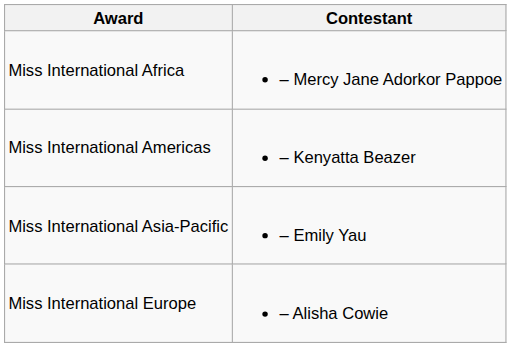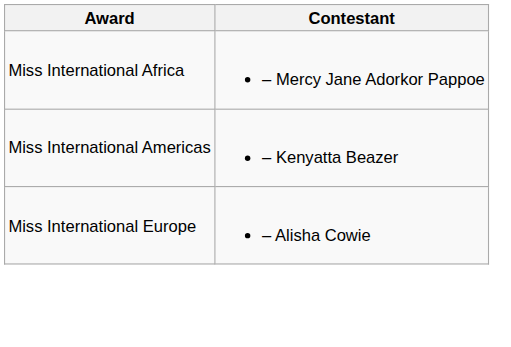- row: (118, 226)
